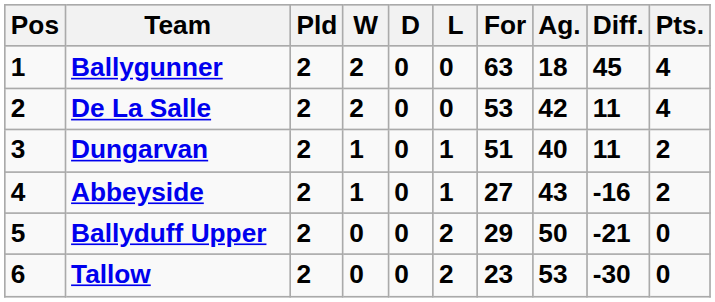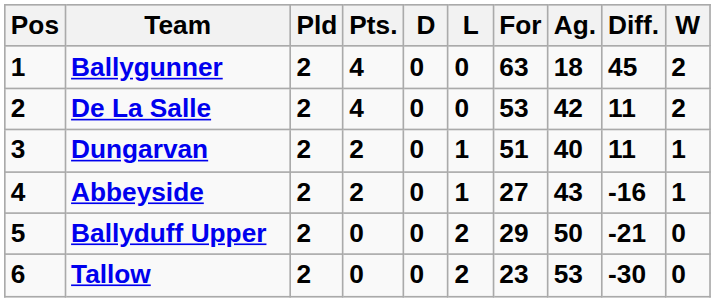columns swapped: (366, 25) <-> (680, 25)
